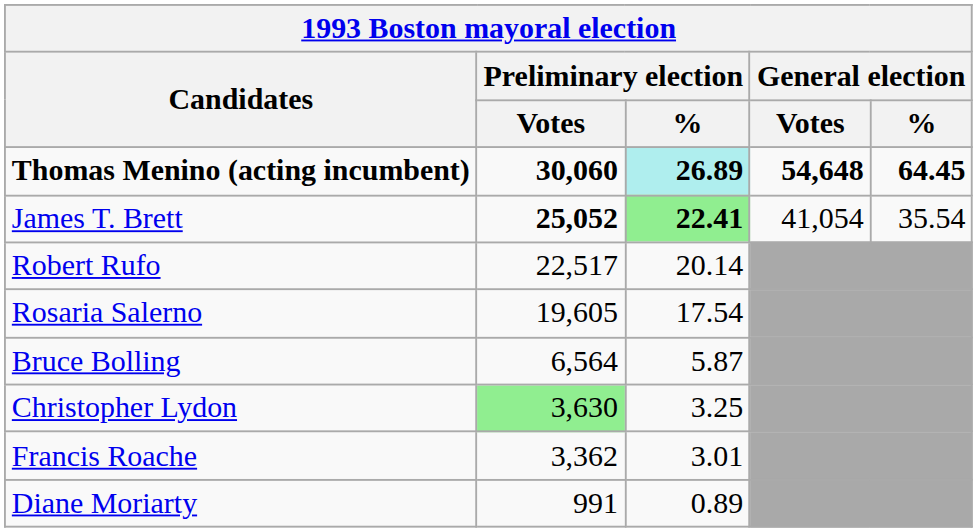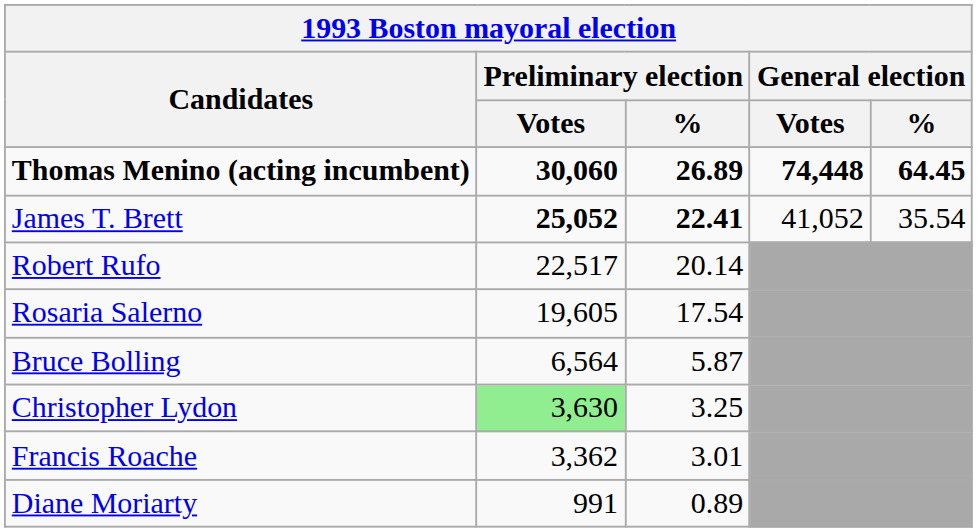(709, 170) paleturquoise background -> (709, 170) no background
(823, 170) 54,648 -> (823, 170) 74,448
(709, 218) lightgreen background -> (709, 218) no background
(823, 218) 41,054 -> (823, 218) 41,052
